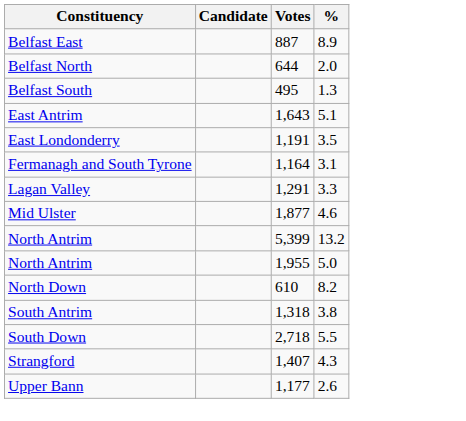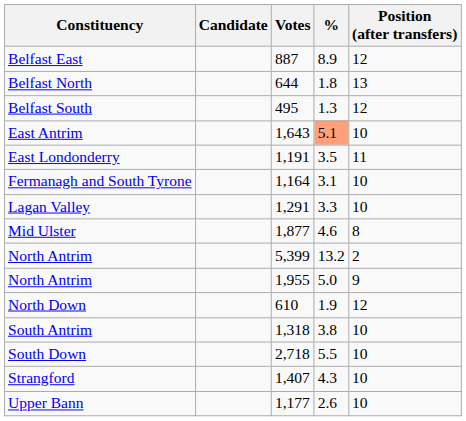+ column: (405, 25)
(327, 66) 2.0 -> (327, 83) 1.8
(327, 115) no background -> (327, 132) lightsalmon background
(327, 287) 8.2 -> (327, 305) 1.9
